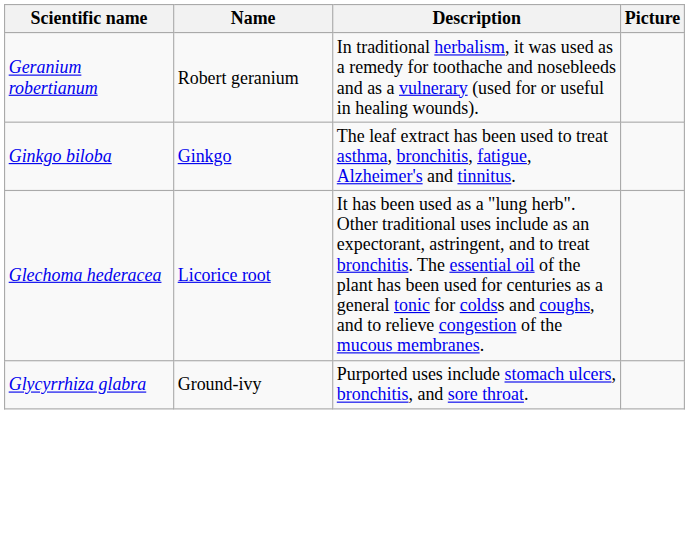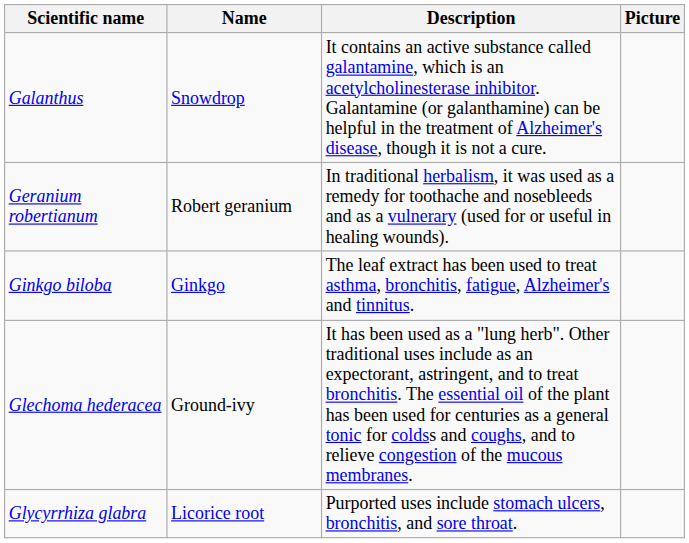+ row: (46, 97)
(224, 275) Licorice root -> (213, 404) Ground-ivy
(220, 384) Ground-ivy -> (218, 513) Licorice root
